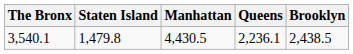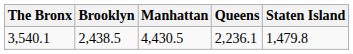columns swapped: (317, 15) <-> (118, 15)
